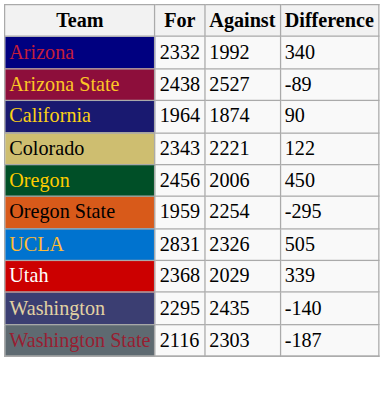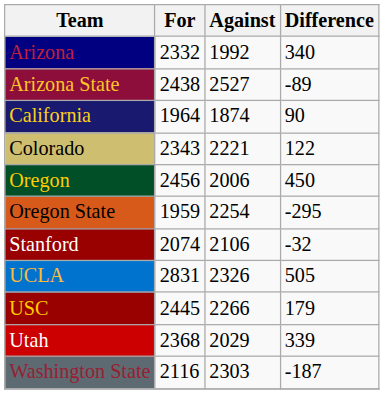+ row: (44, 244)
+ row: (29, 308)
- row: (57, 308)
